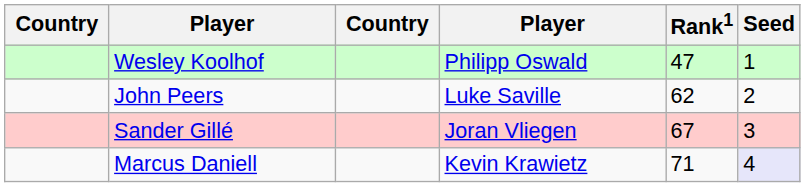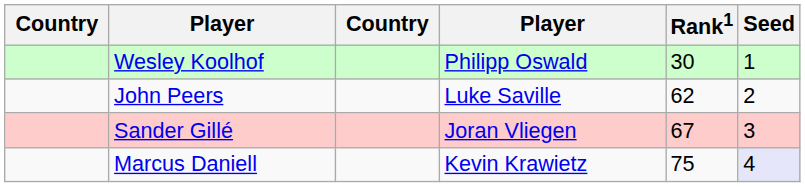(682, 61) 47 -> (682, 61) 30
(682, 164) 71 -> (682, 164) 75
